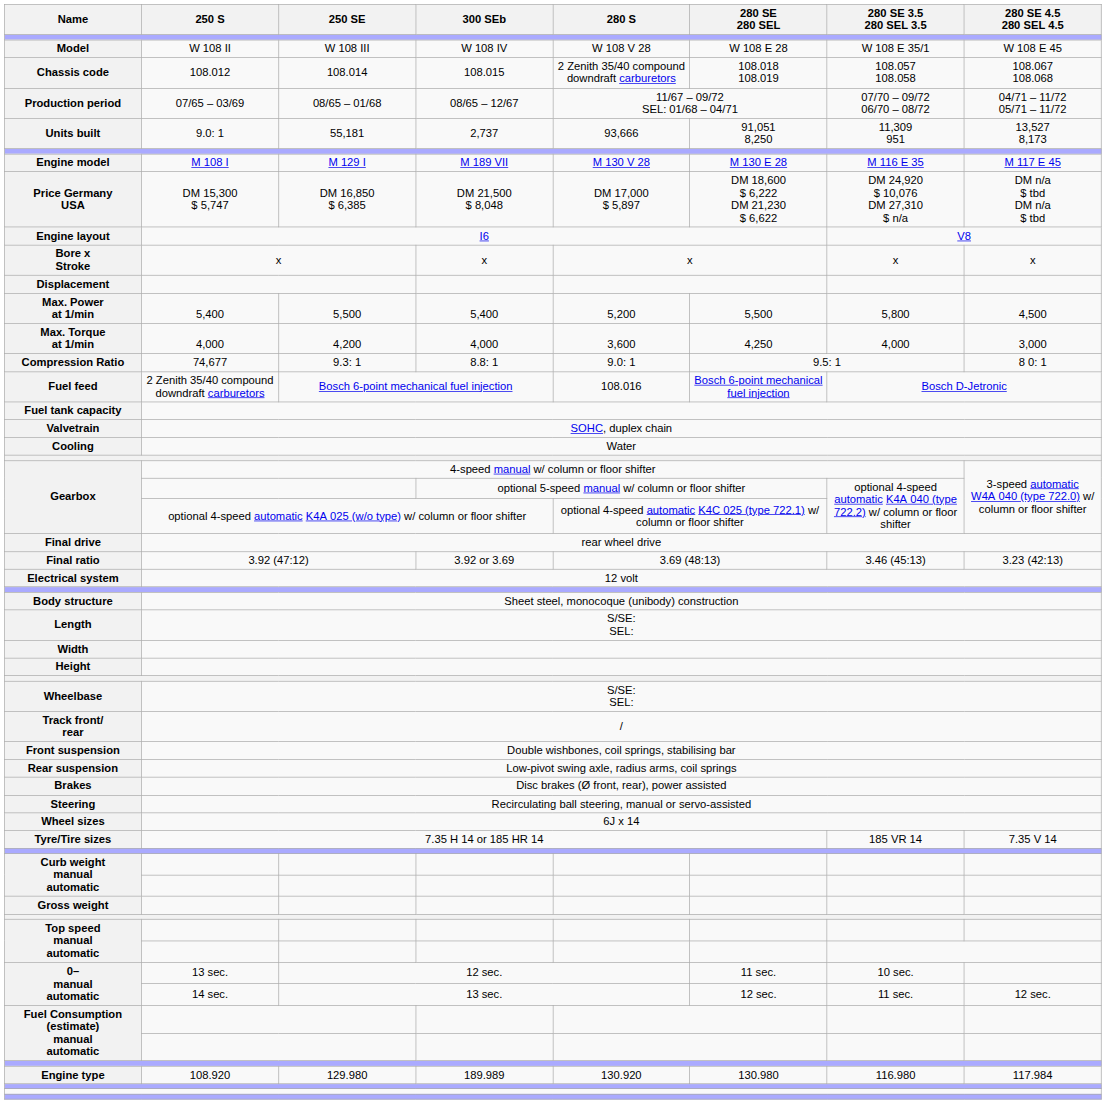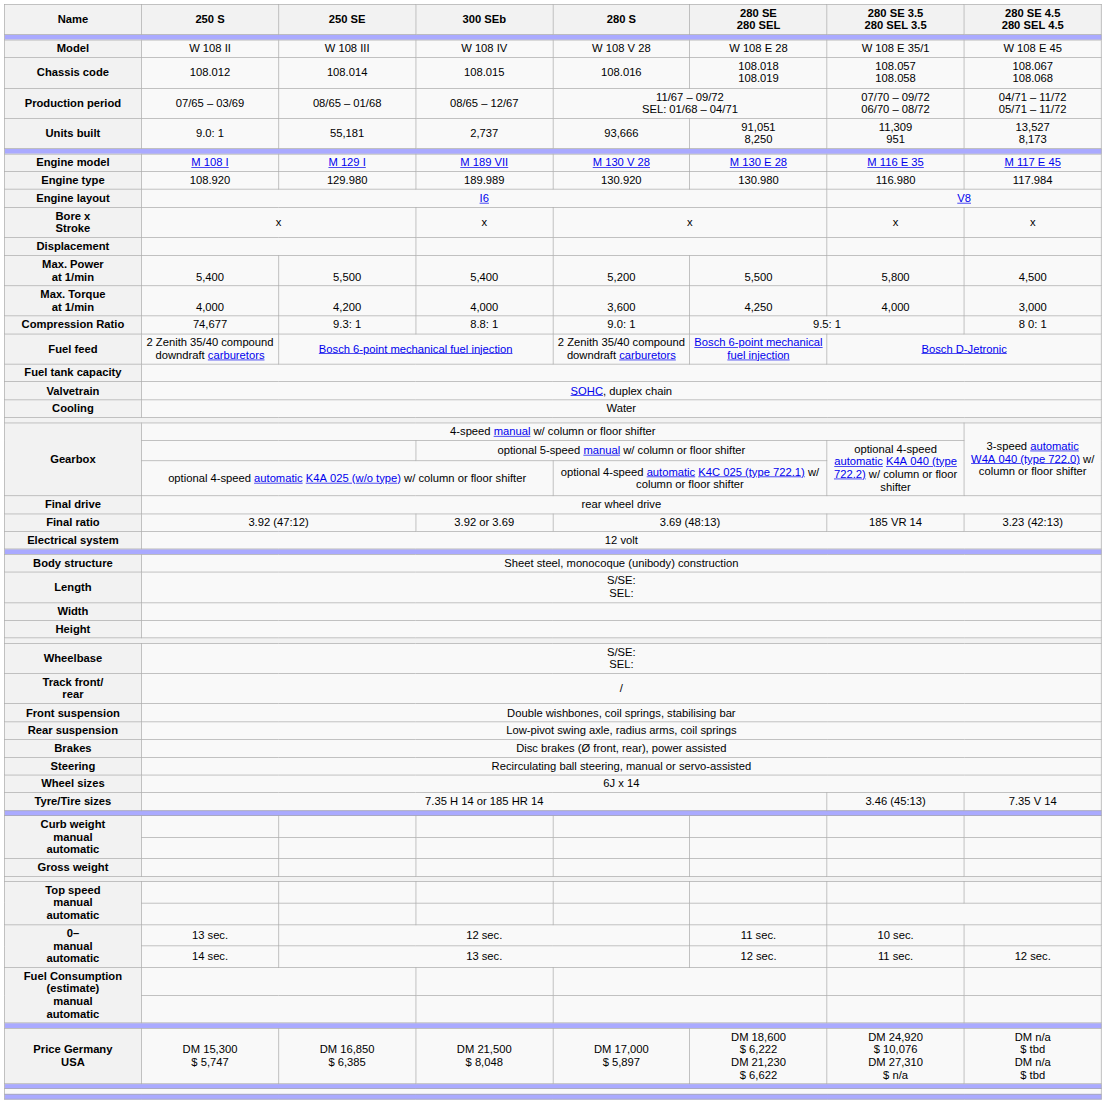(621, 72) 2 Zenith 35/40 compound downdraft carburetors -> (621, 72) 108.016
rows swapped: (73, 1075) <-> (73, 199)
(621, 386) 108.016 -> (621, 349) 2 Zenith 35/40 compound downdraft carburetors
(896, 560) 3.46 (45:13) -> (896, 522) 185 VR 14
(896, 839) 185 VR 14 -> (896, 801) 3.46 (45:13)
